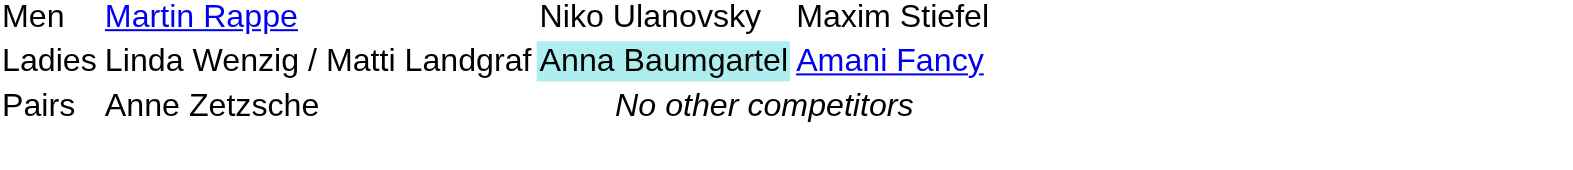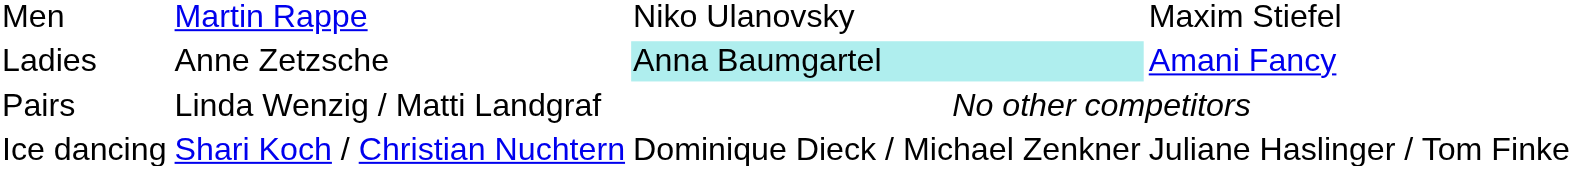(318, 60) Linda Wenzig / Matti Landgraf -> (282, 60) Anne Zetzsche
(212, 105) Anne Zetzsche -> (388, 105) Linda Wenzig / Matti Landgraf
+ row: (84, 149)
